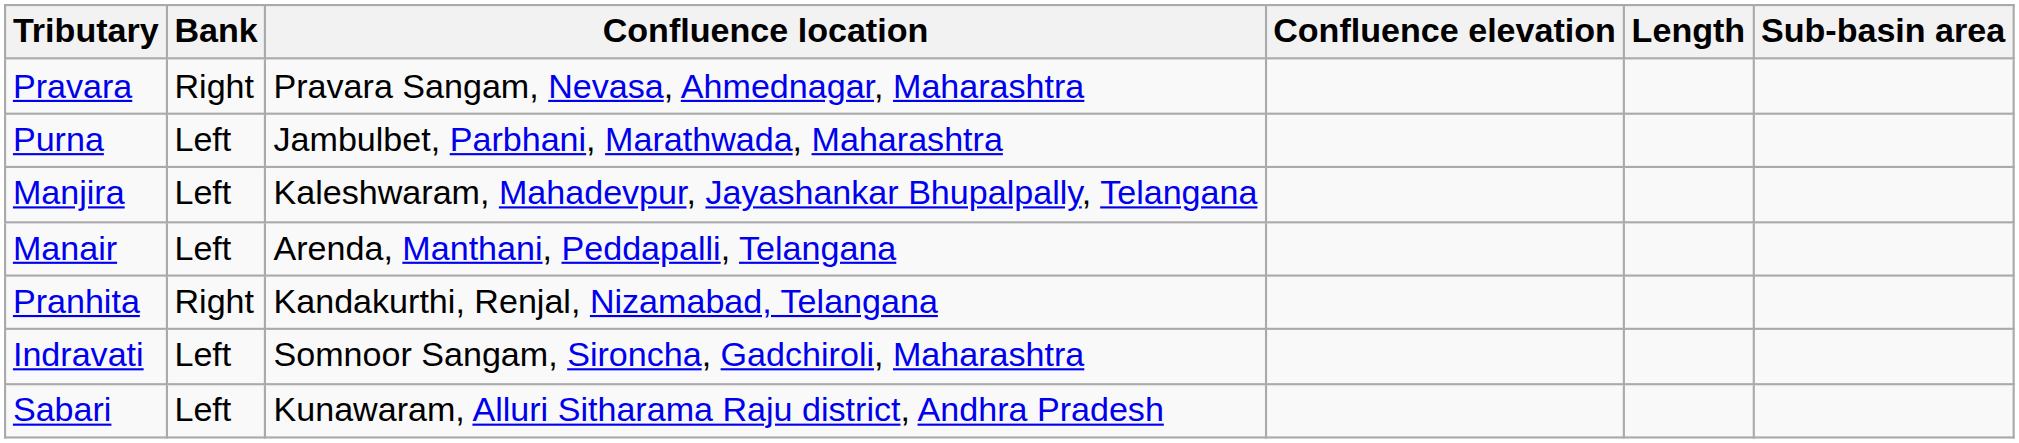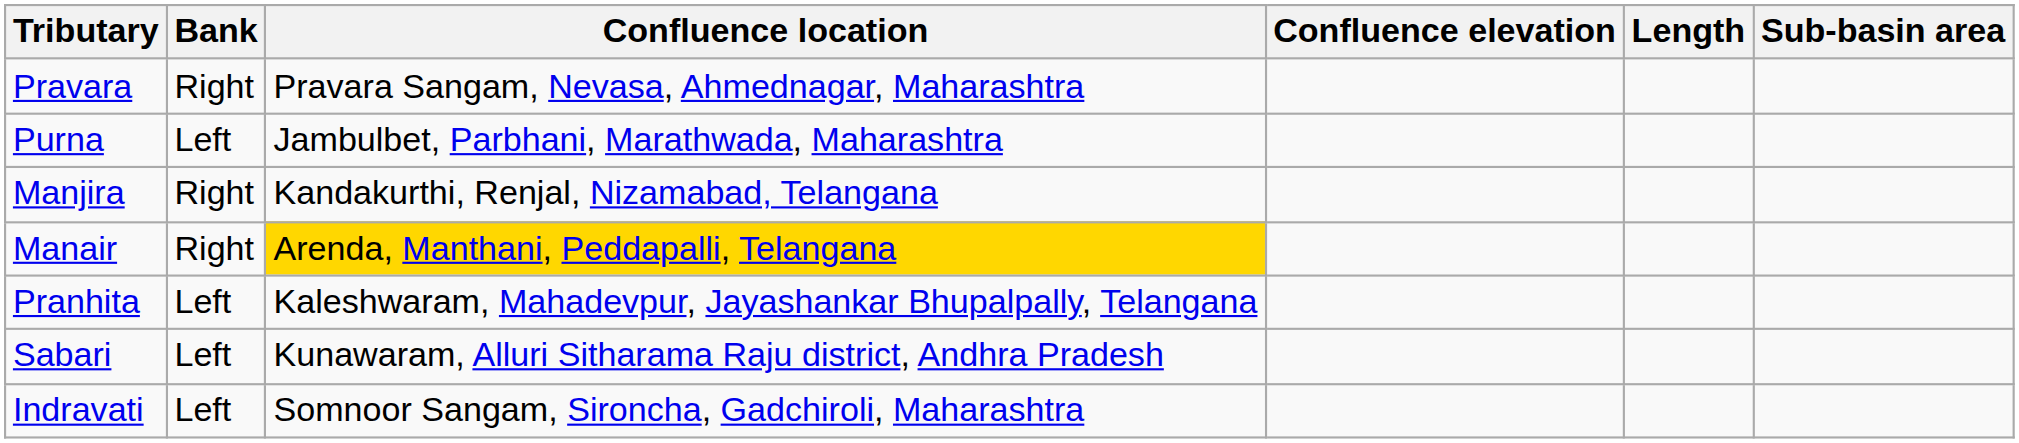(203, 193) Left -> (214, 193) Right
(765, 193) Kaleshwaram, Mahadevpur, Jayashankar Bhupalpally, Telangana -> (606, 193) Kandakurthi, Renjal, Nizamabad, Telangana
(203, 247) Left -> (214, 247) Right
(585, 247) no background -> (585, 247) gold background
(214, 301) Right -> (203, 301) Left
(606, 301) Kandakurthi, Renjal, Nizamabad, Telangana -> (765, 301) Kaleshwaram, Mahadevpur, Jayashankar Bhupalpally, Telangana
rows swapped: (78, 355) <-> (62, 409)
